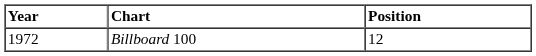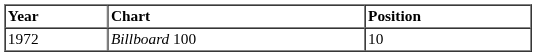(376, 39) 12 -> (376, 39) 10
